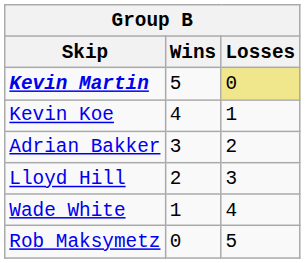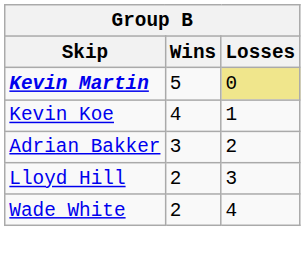(176, 210) 1 -> (176, 210) 2
- row: (85, 242)
